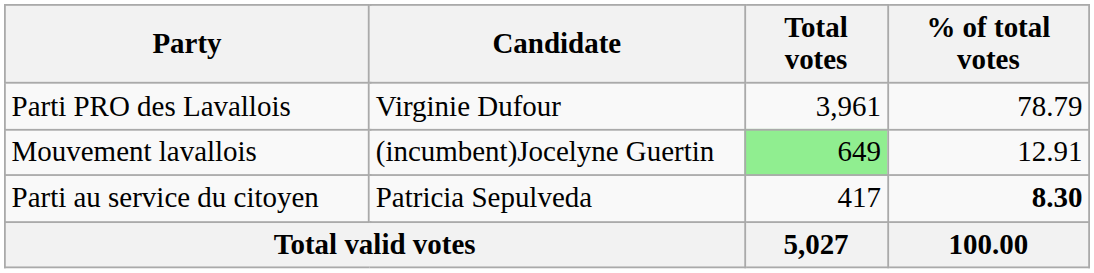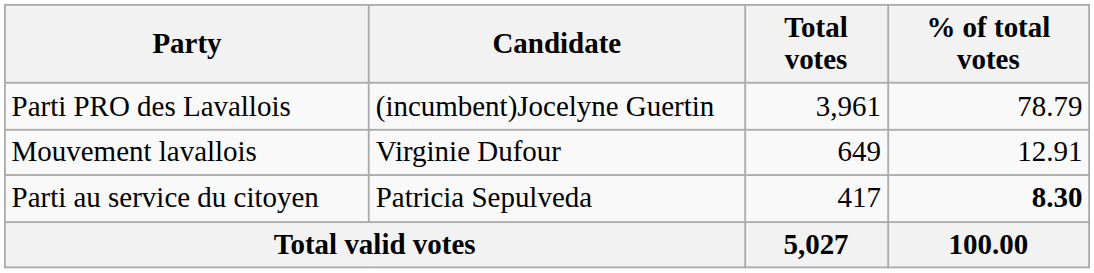(468, 105) Virginie Dufour -> (545, 105) (incumbent)Jocelyne Guertin
(545, 151) (incumbent)Jocelyne Guertin -> (468, 151) Virginie Dufour
(859, 151) lightgreen background -> (859, 151) no background
